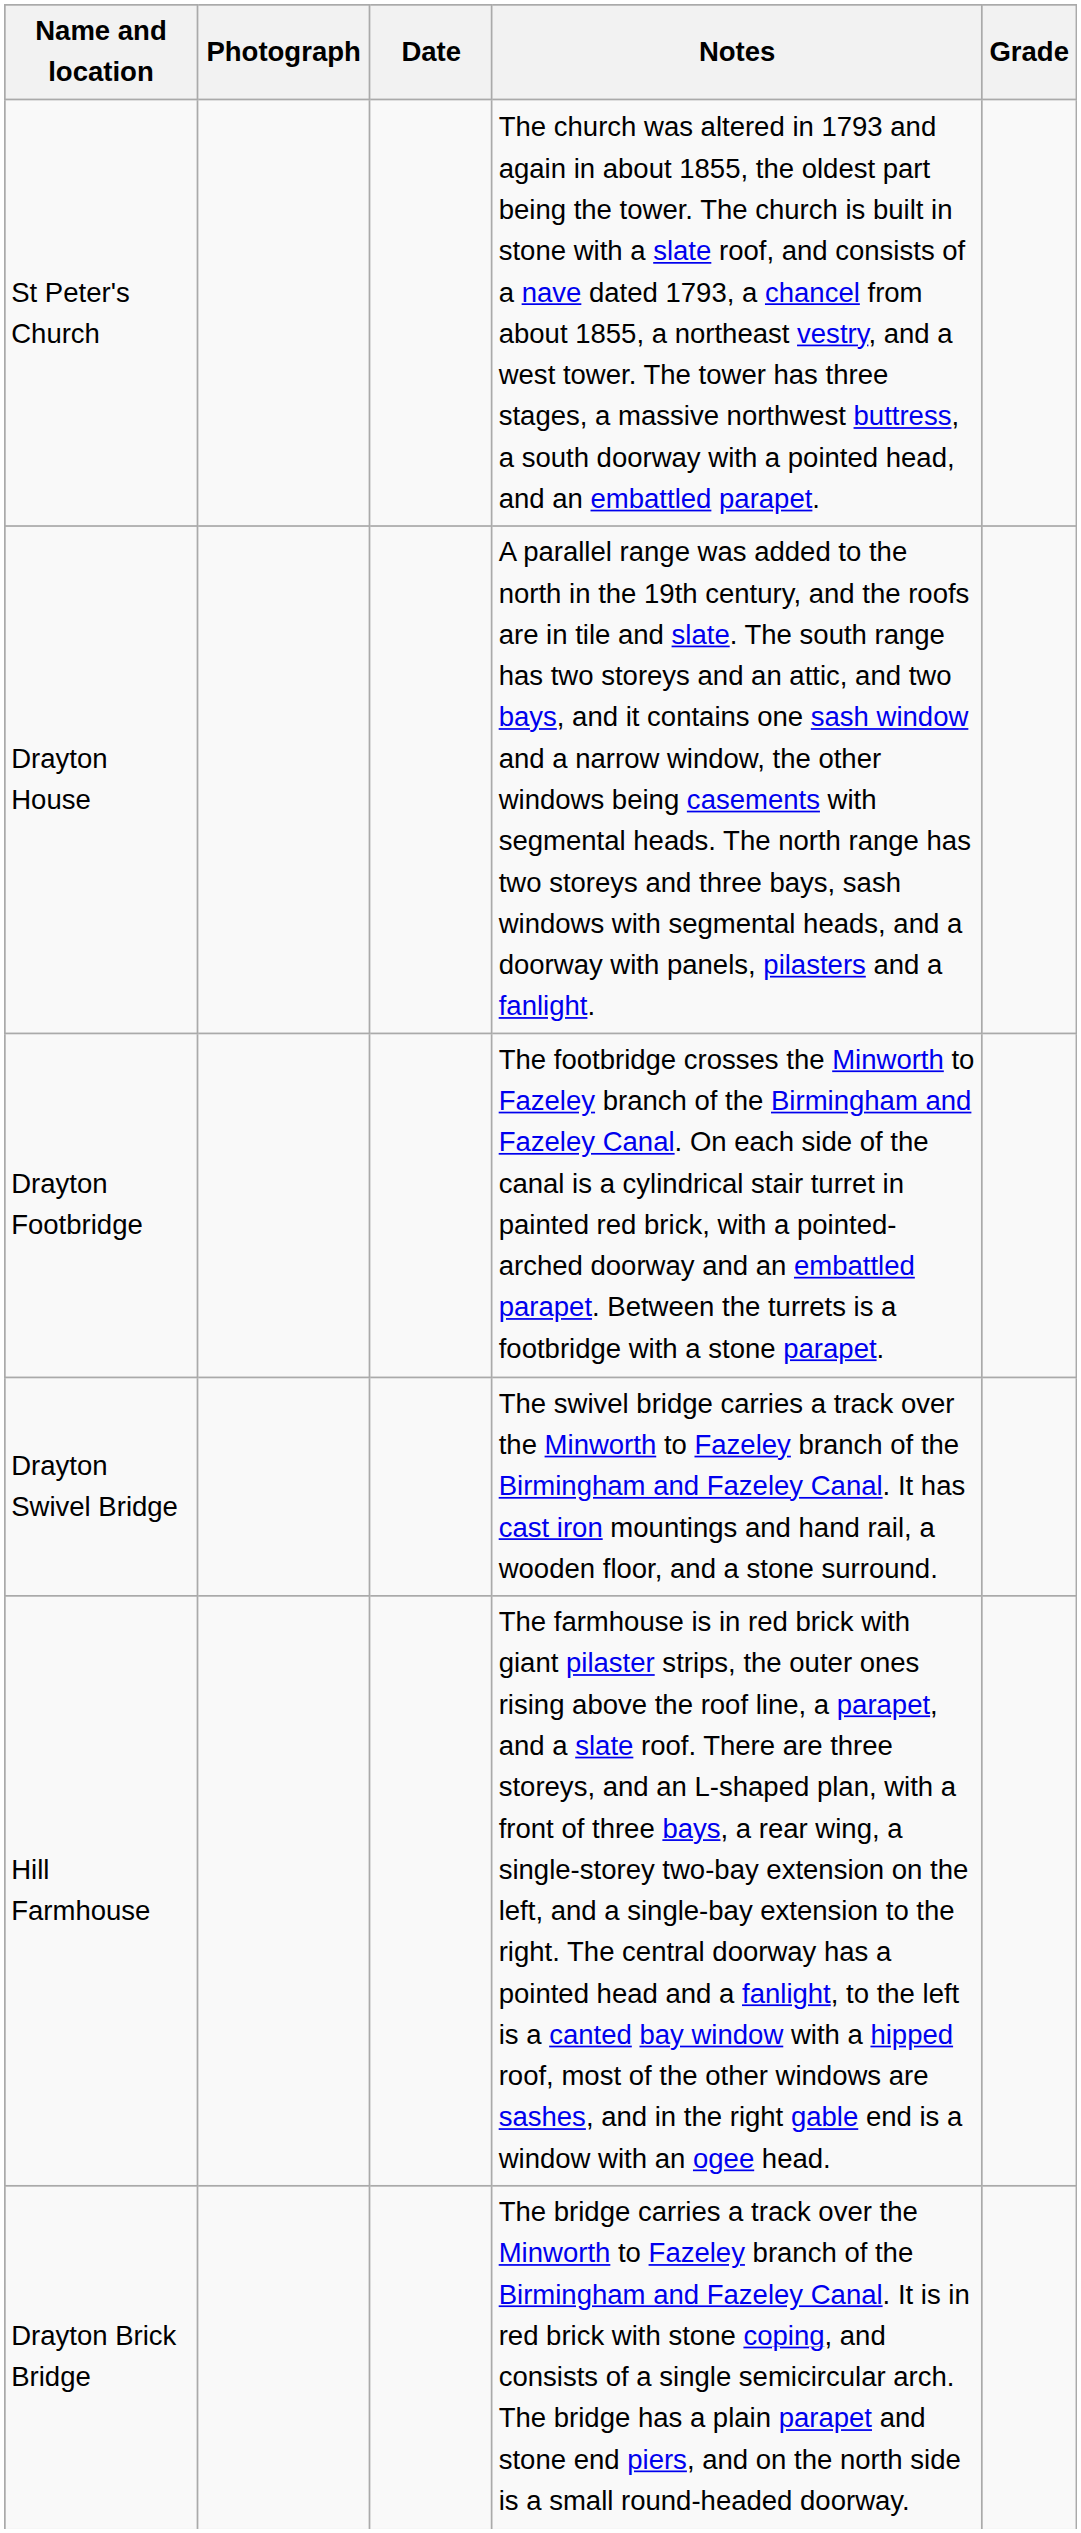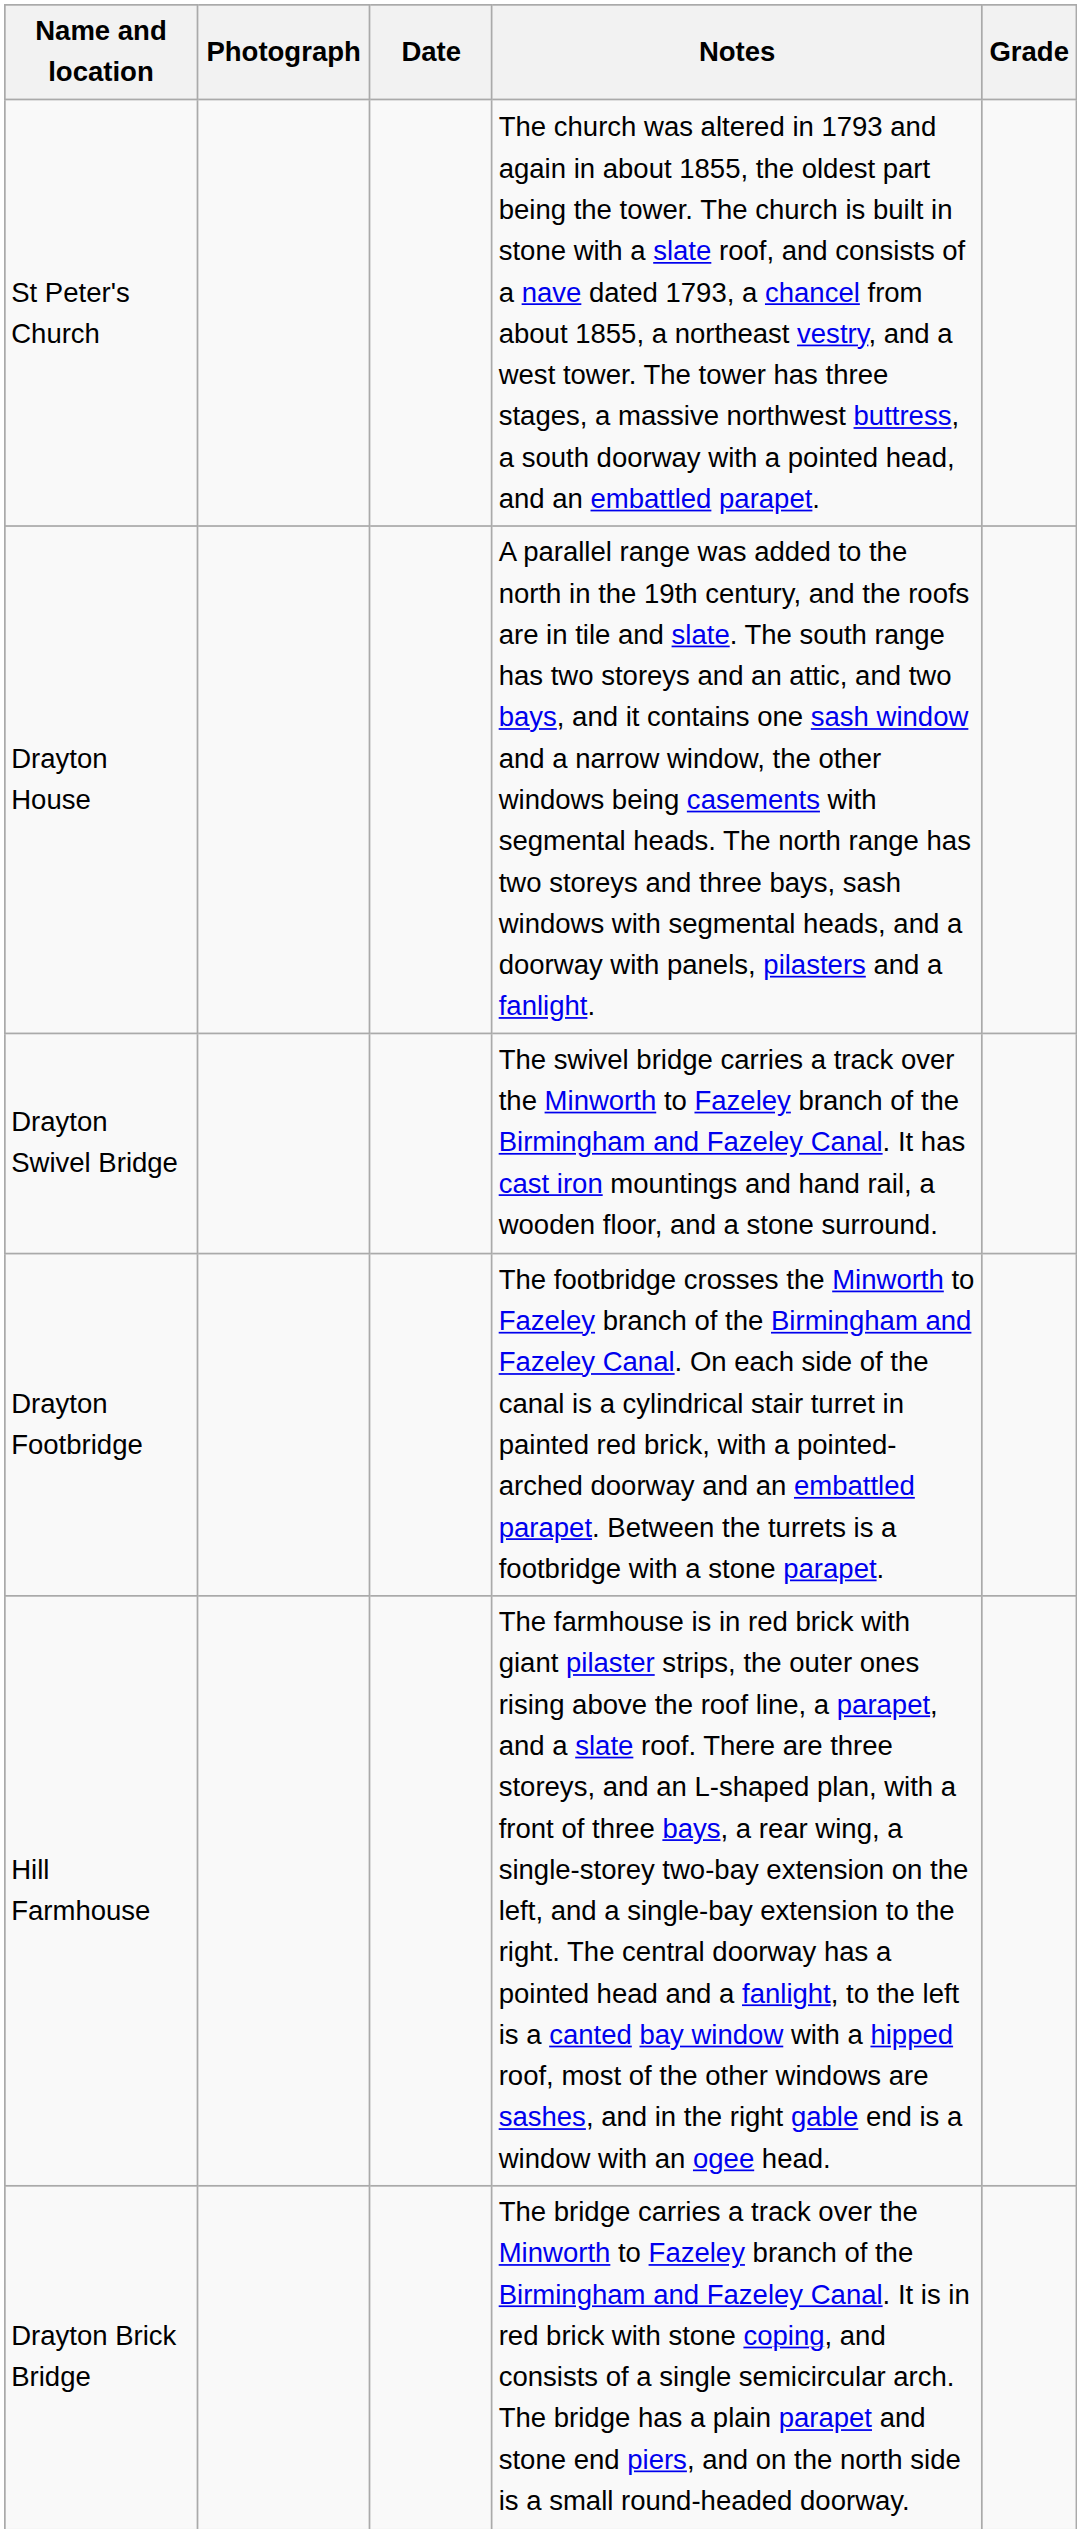rows swapped: (77, 1204) <-> (95, 1485)
